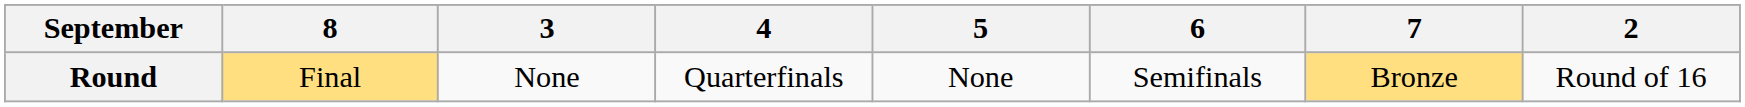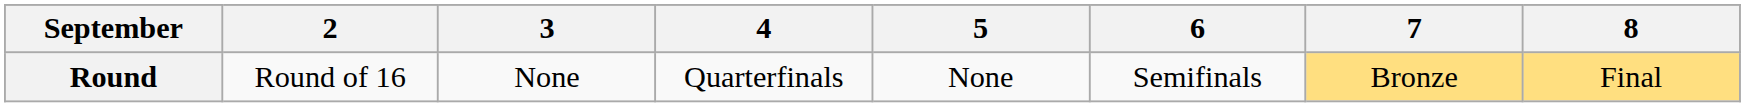columns swapped: (1631, 28) <-> (330, 28)
